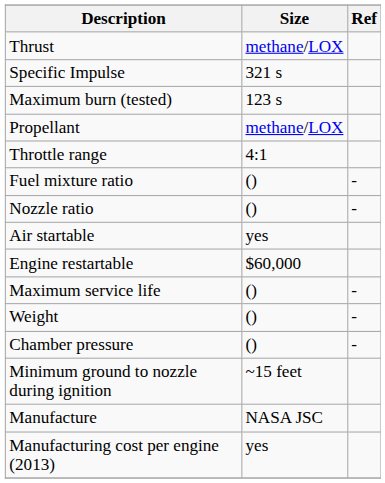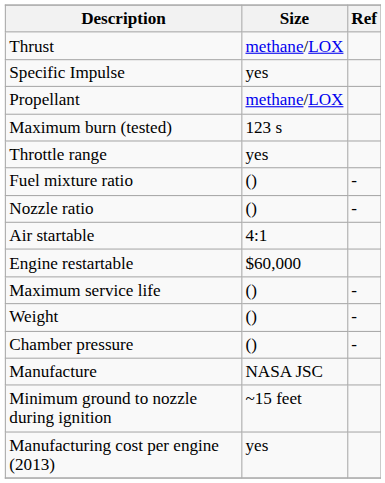(264, 72) 321 s -> (257, 72) yes
rows swapped: (91, 100) <-> (45, 127)
(256, 154) 4:1 -> (257, 154) yes
(257, 235) yes -> (256, 235) 4:1
rows swapped: (53, 418) <-> (103, 381)
